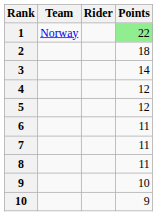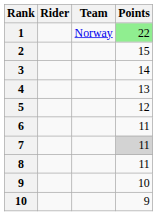columns swapped: (98, 13) <-> (59, 13)
(144, 51) 18 -> (144, 51) 15
(144, 88) 12 -> (144, 88) 13
(144, 145) no background -> (144, 145) lightgrey background
